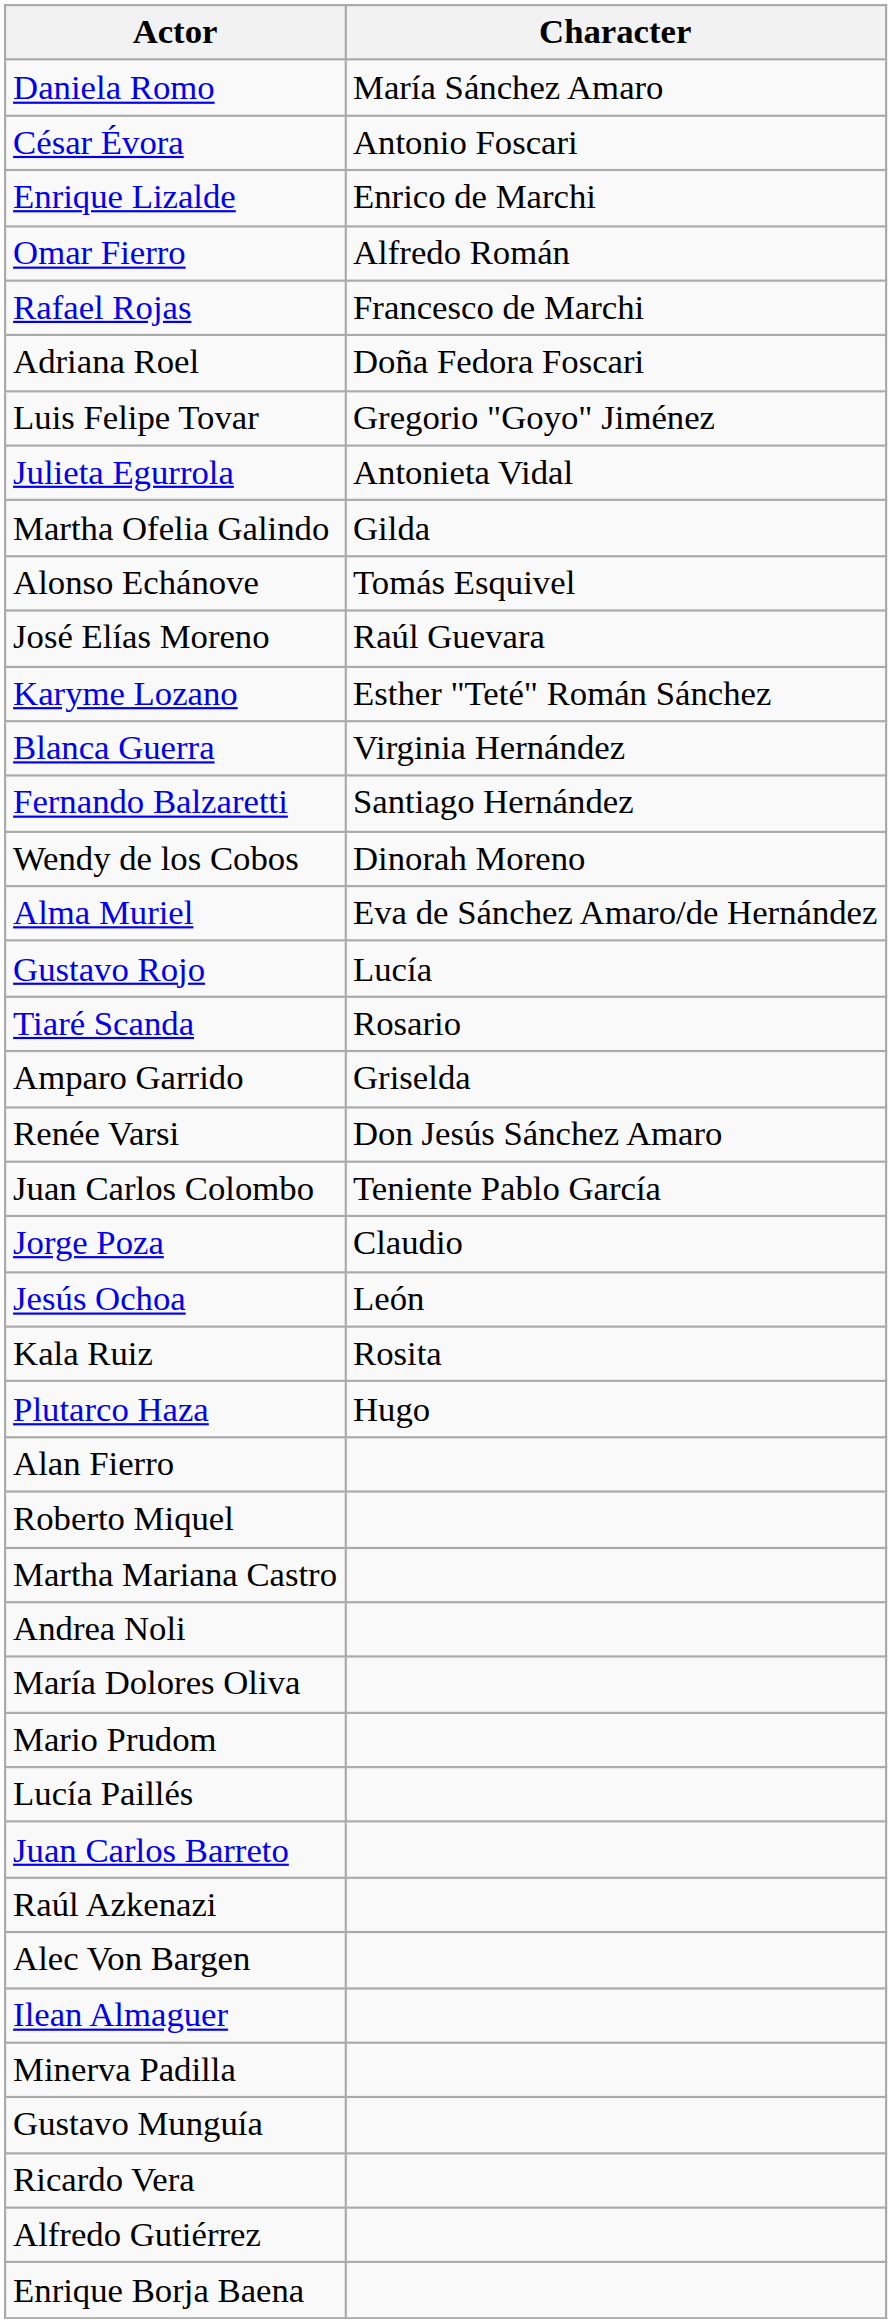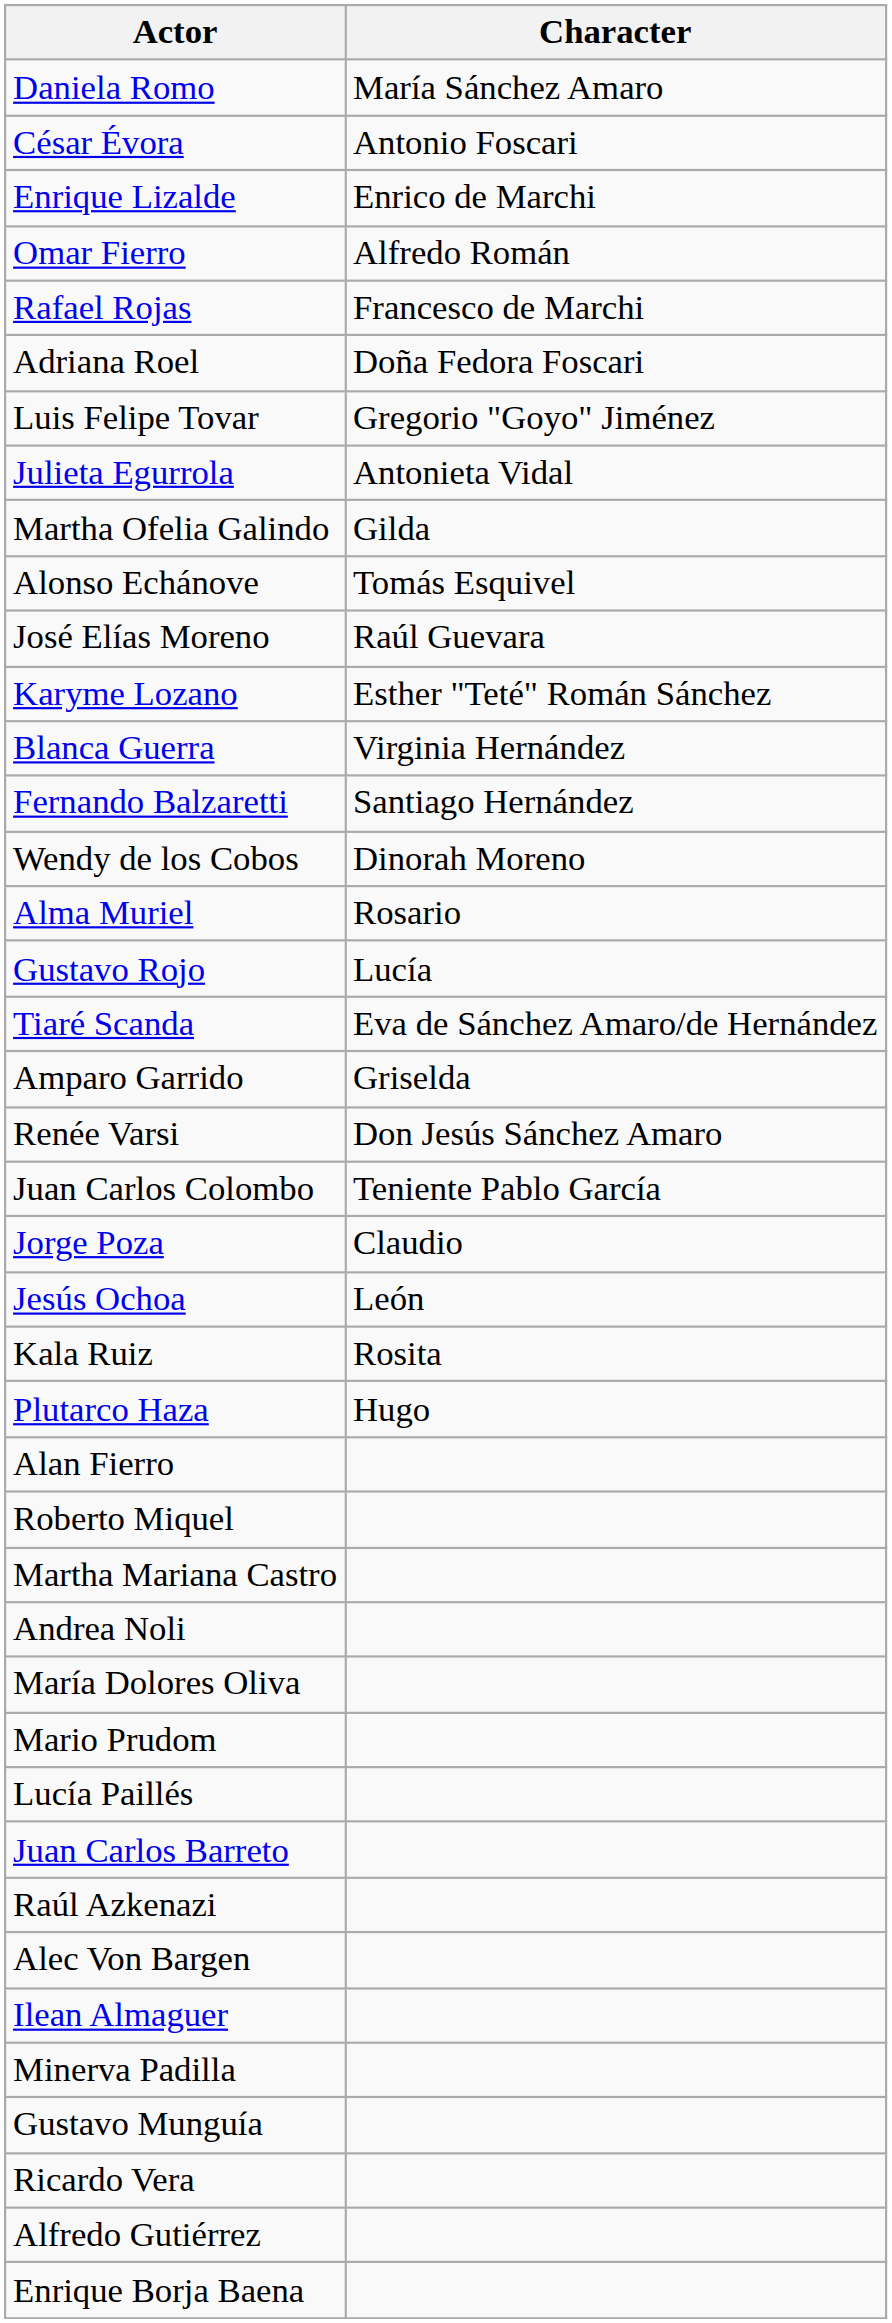(615, 913) Eva de Sánchez Amaro/de Hernández -> (407, 913) Rosario
(407, 1023) Rosario -> (615, 1023) Eva de Sánchez Amaro/de Hernández
